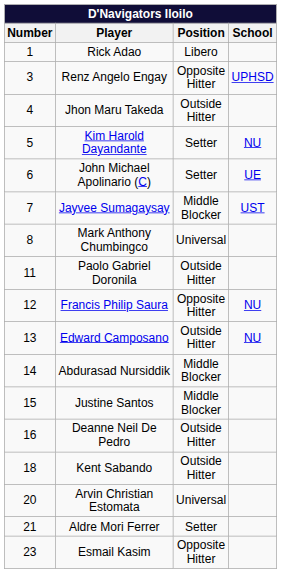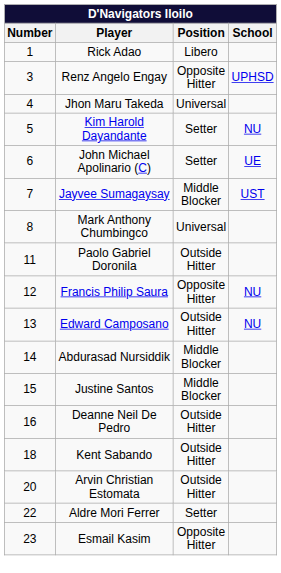(201, 110) Outside Hitter -> (201, 103) Universal
(201, 500) Universal -> (201, 487) Outside Hitter
(30, 526) 21 -> (30, 513) 22
